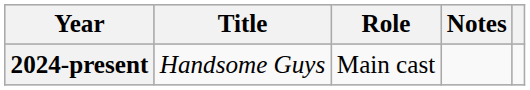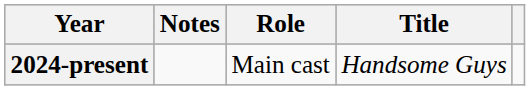columns swapped: (243, 24) <-> (477, 24)
